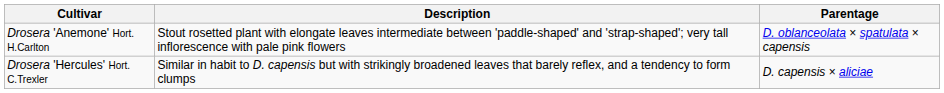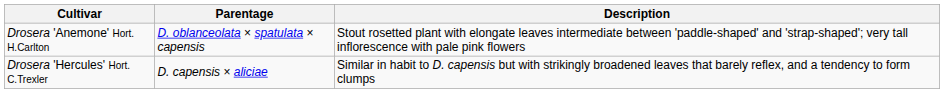columns swapped: (850, 14) <-> (457, 14)
